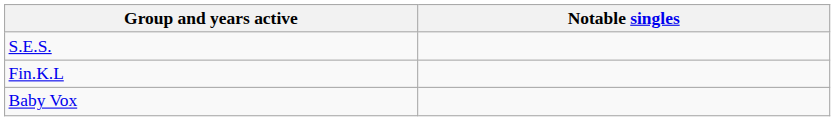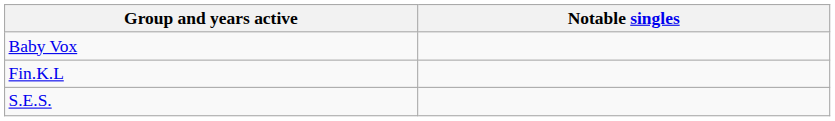rows swapped: (43, 101) <-> (30, 45)
